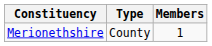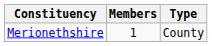columns swapped: (180, 14) <-> (130, 14)
